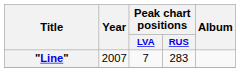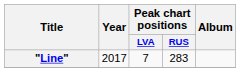(114, 58) 2007 -> (114, 58) 2017
